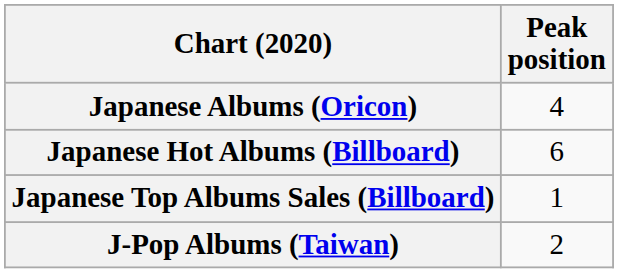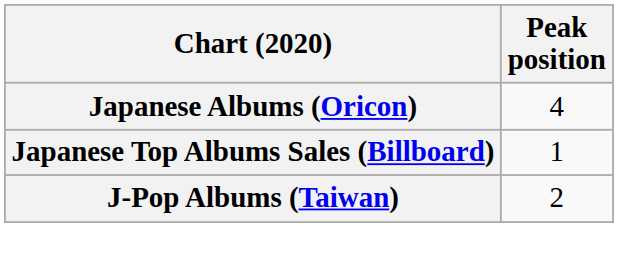- row: (253, 151)
